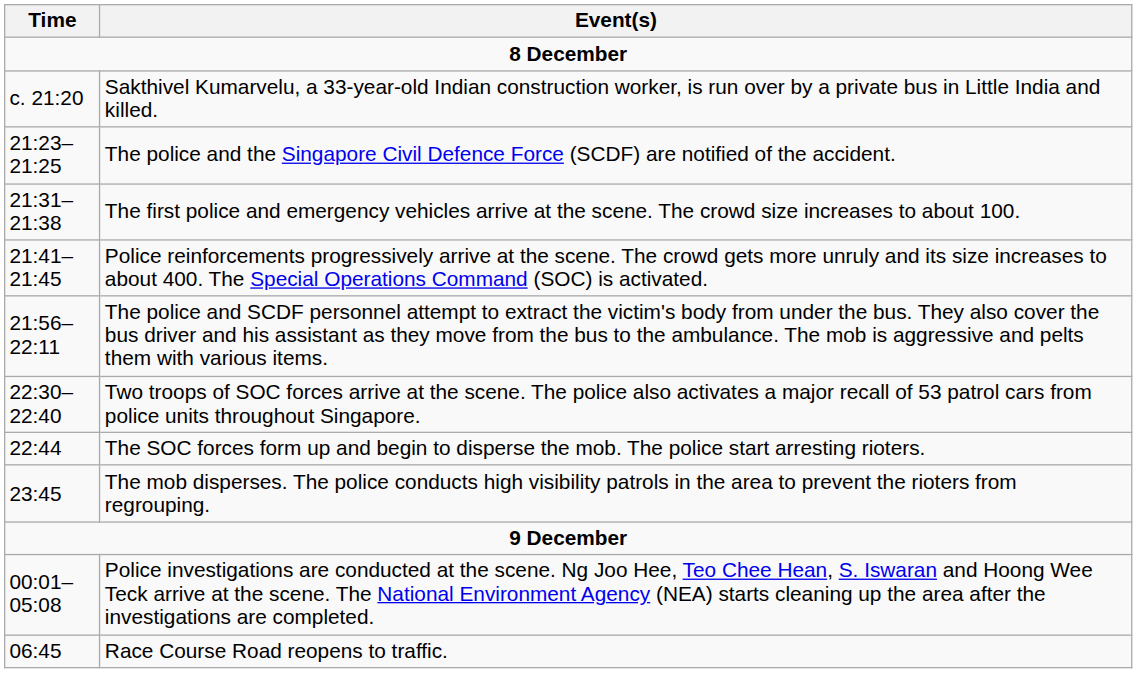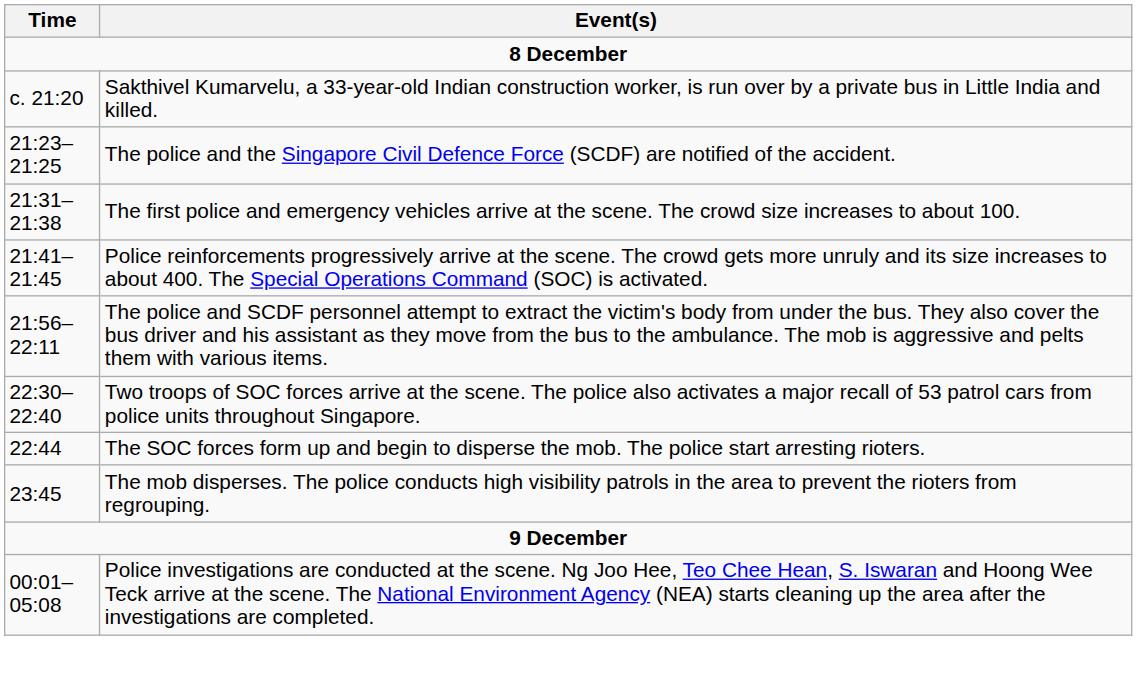- row: (276, 650)
